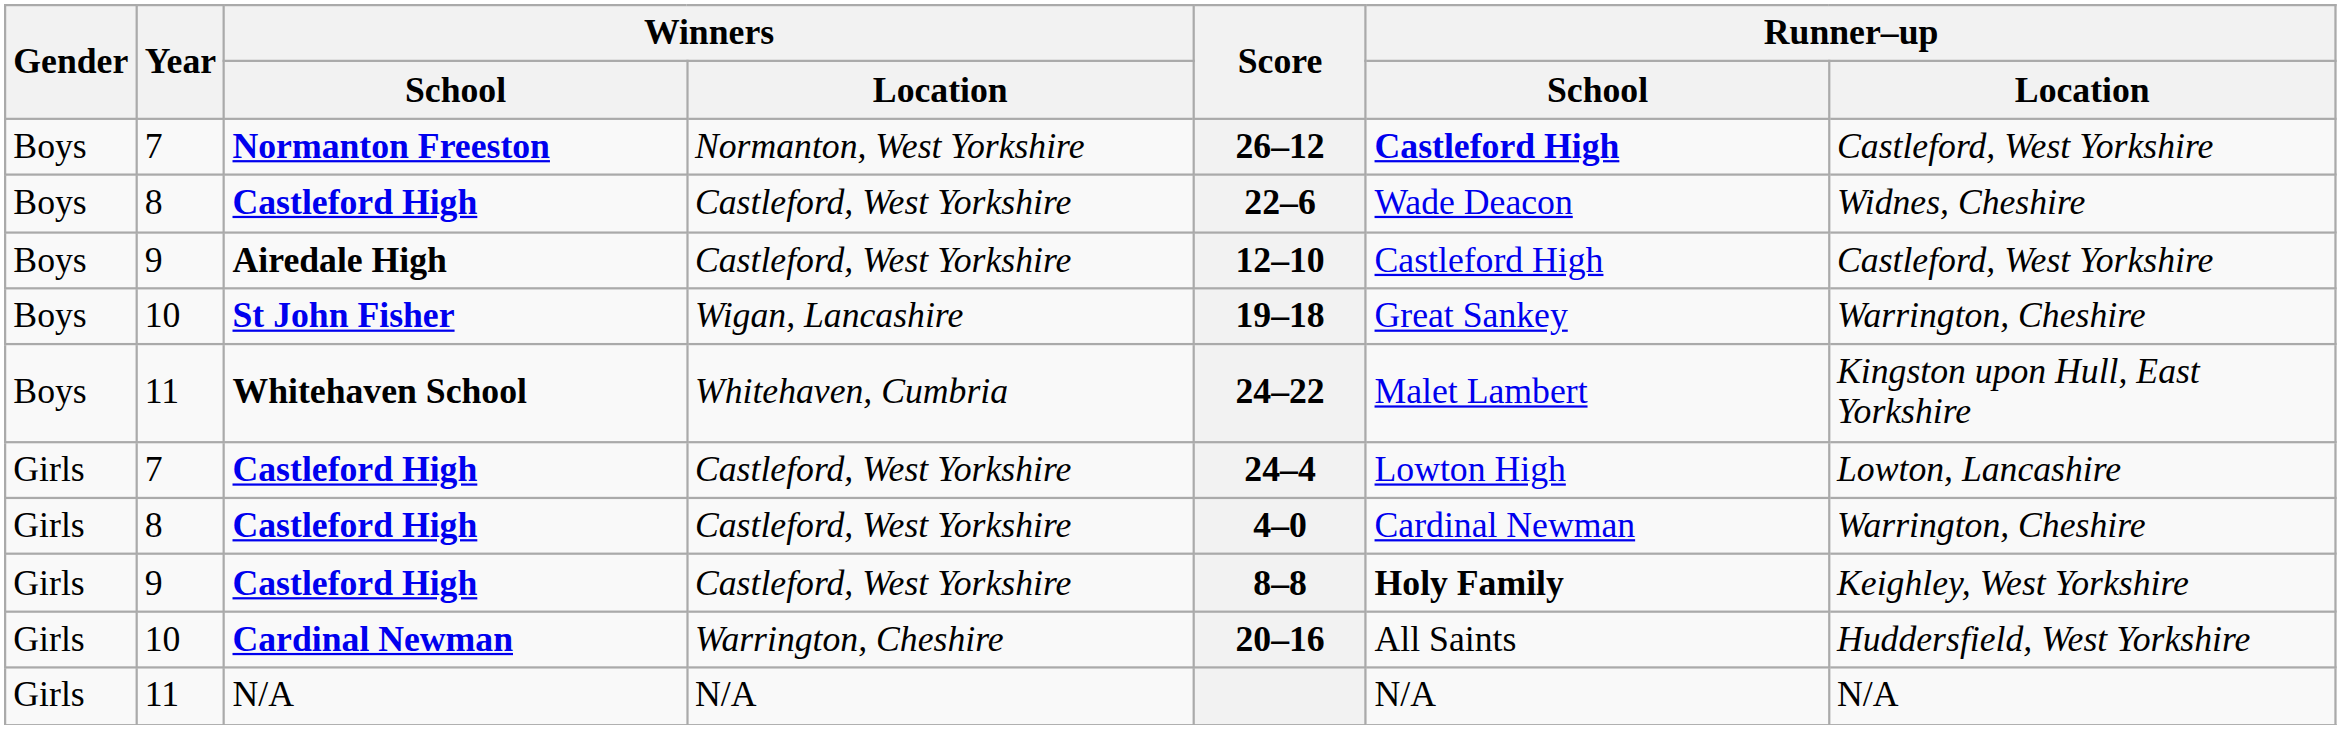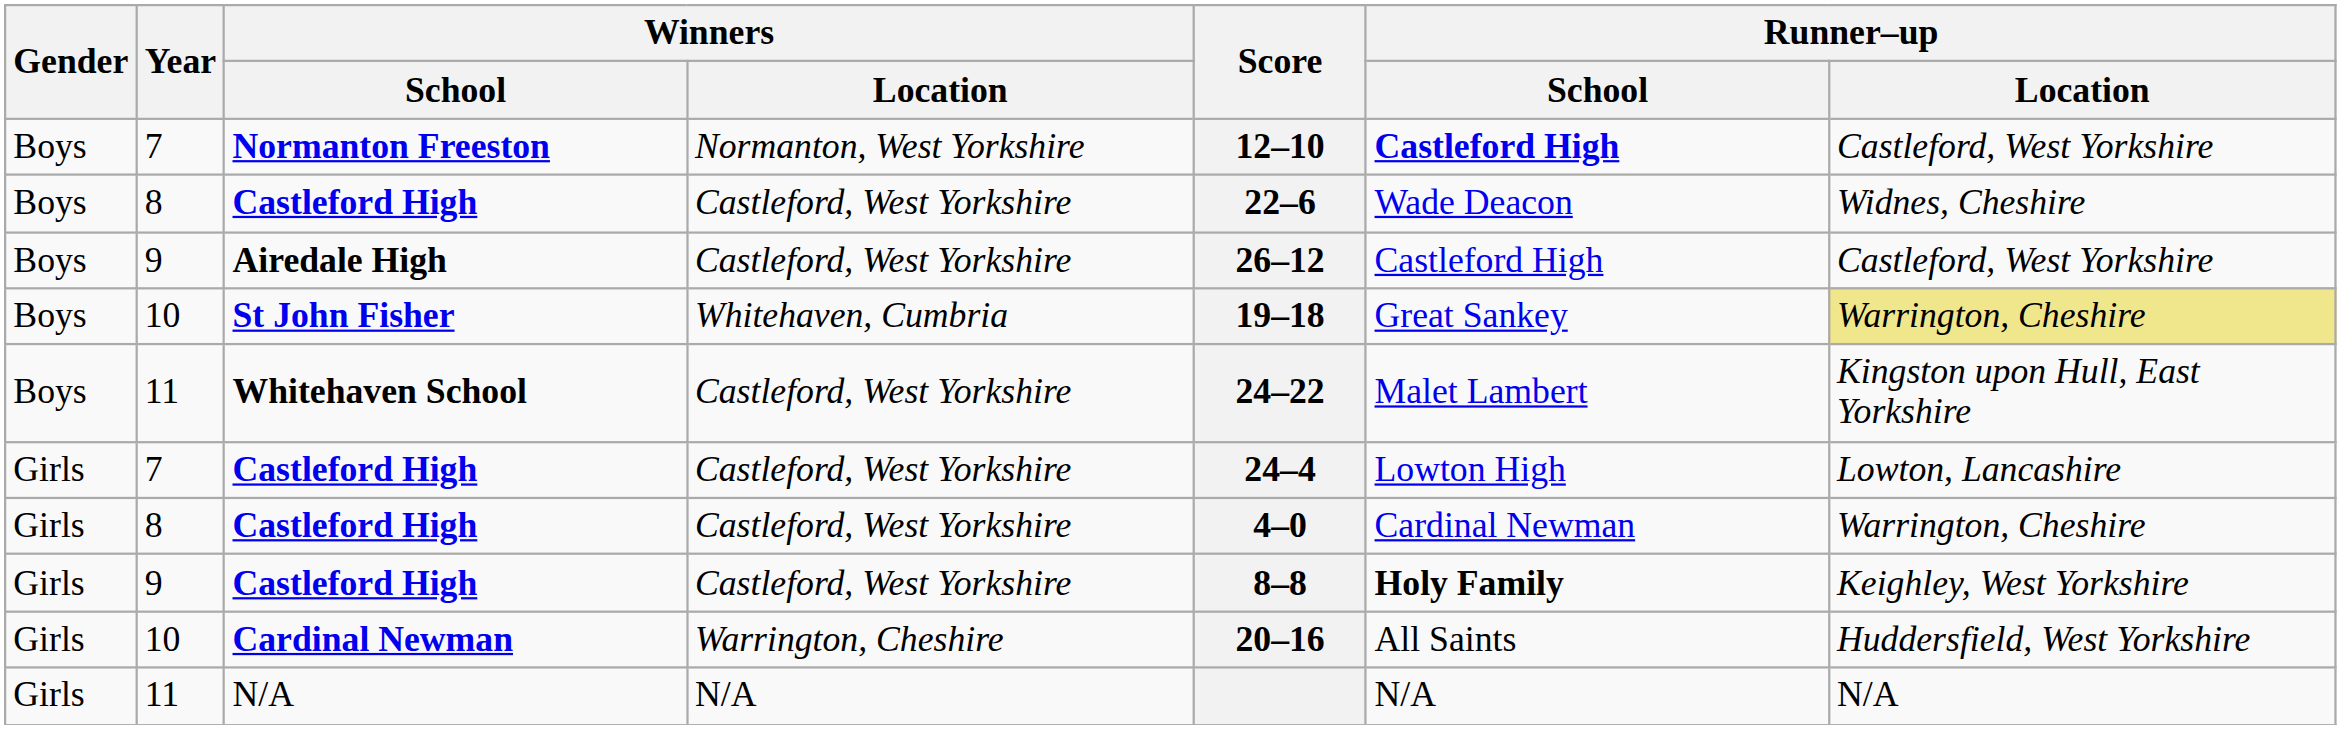(1280, 145) 26–12 -> (1280, 145) 12–10
(1280, 259) 12–10 -> (1280, 259) 26–12
(829, 315) Wigan, Lancashire -> (852, 315) Whitehaven, Cumbria
(1991, 315) no background -> (1991, 315) khaki background
(852, 392) Whitehaven, Cumbria -> (883, 392) Castleford, West Yorkshire
